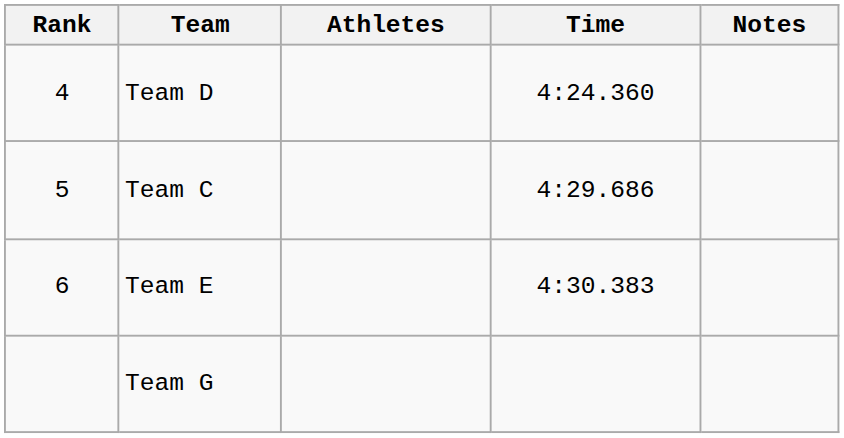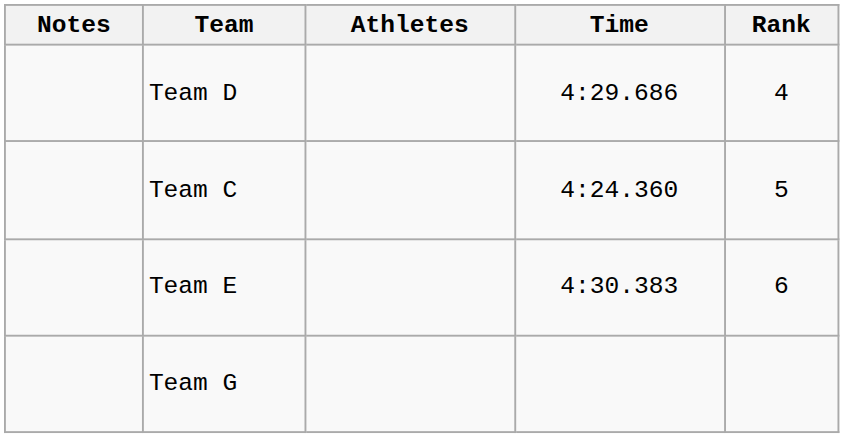columns swapped: (62, 25) <-> (769, 25)
(595, 93) 4:24.360 -> (619, 93) 4:29.686
(595, 190) 4:29.686 -> (619, 190) 4:24.360
